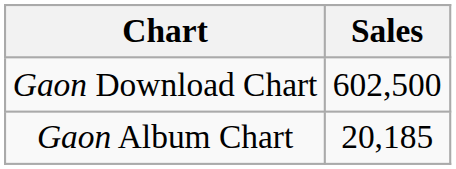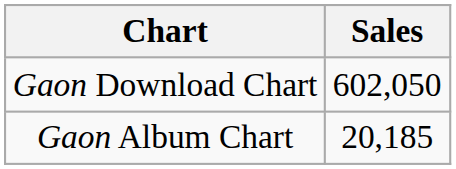(387, 84) 602,500 -> (387, 84) 602,050
